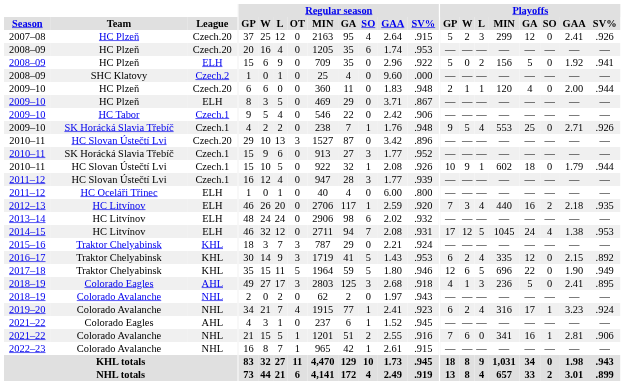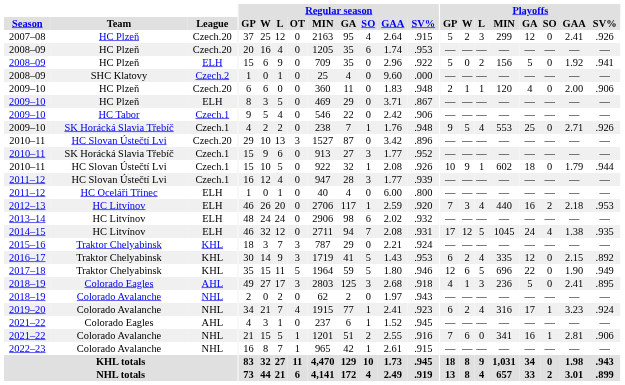(605, 88) .944 -> (605, 88) .906
(605, 205) .935 -> (605, 205) .953
(605, 231) .953 -> (605, 231) .935
